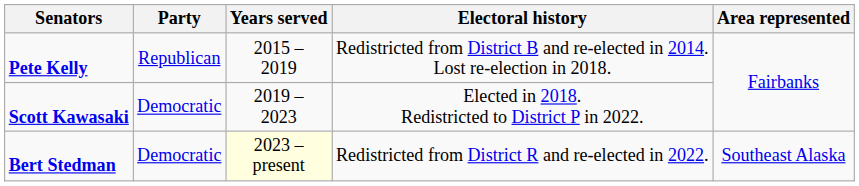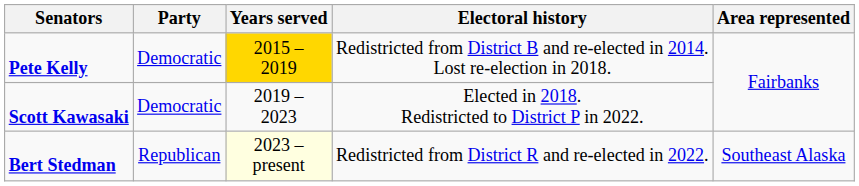(179, 57) Republican -> (179, 57) Democratic
(279, 57) no background -> (279, 57) gold background
(179, 155) Democratic -> (179, 155) Republican
